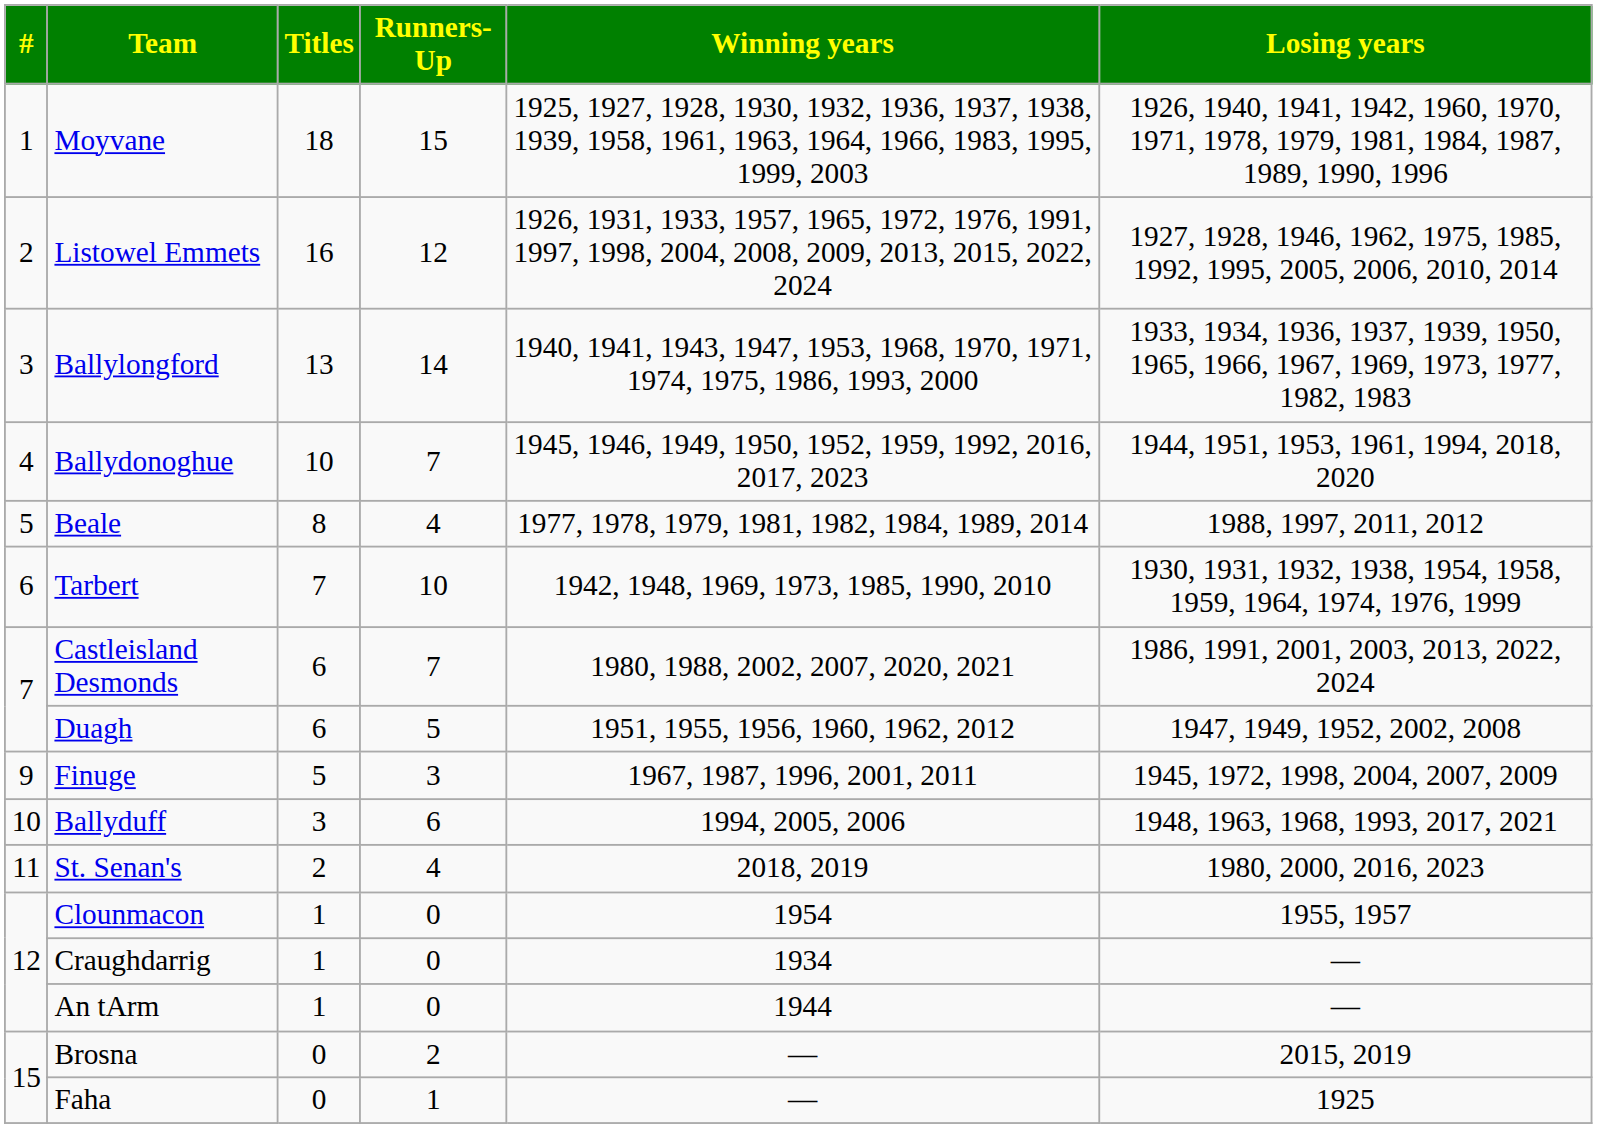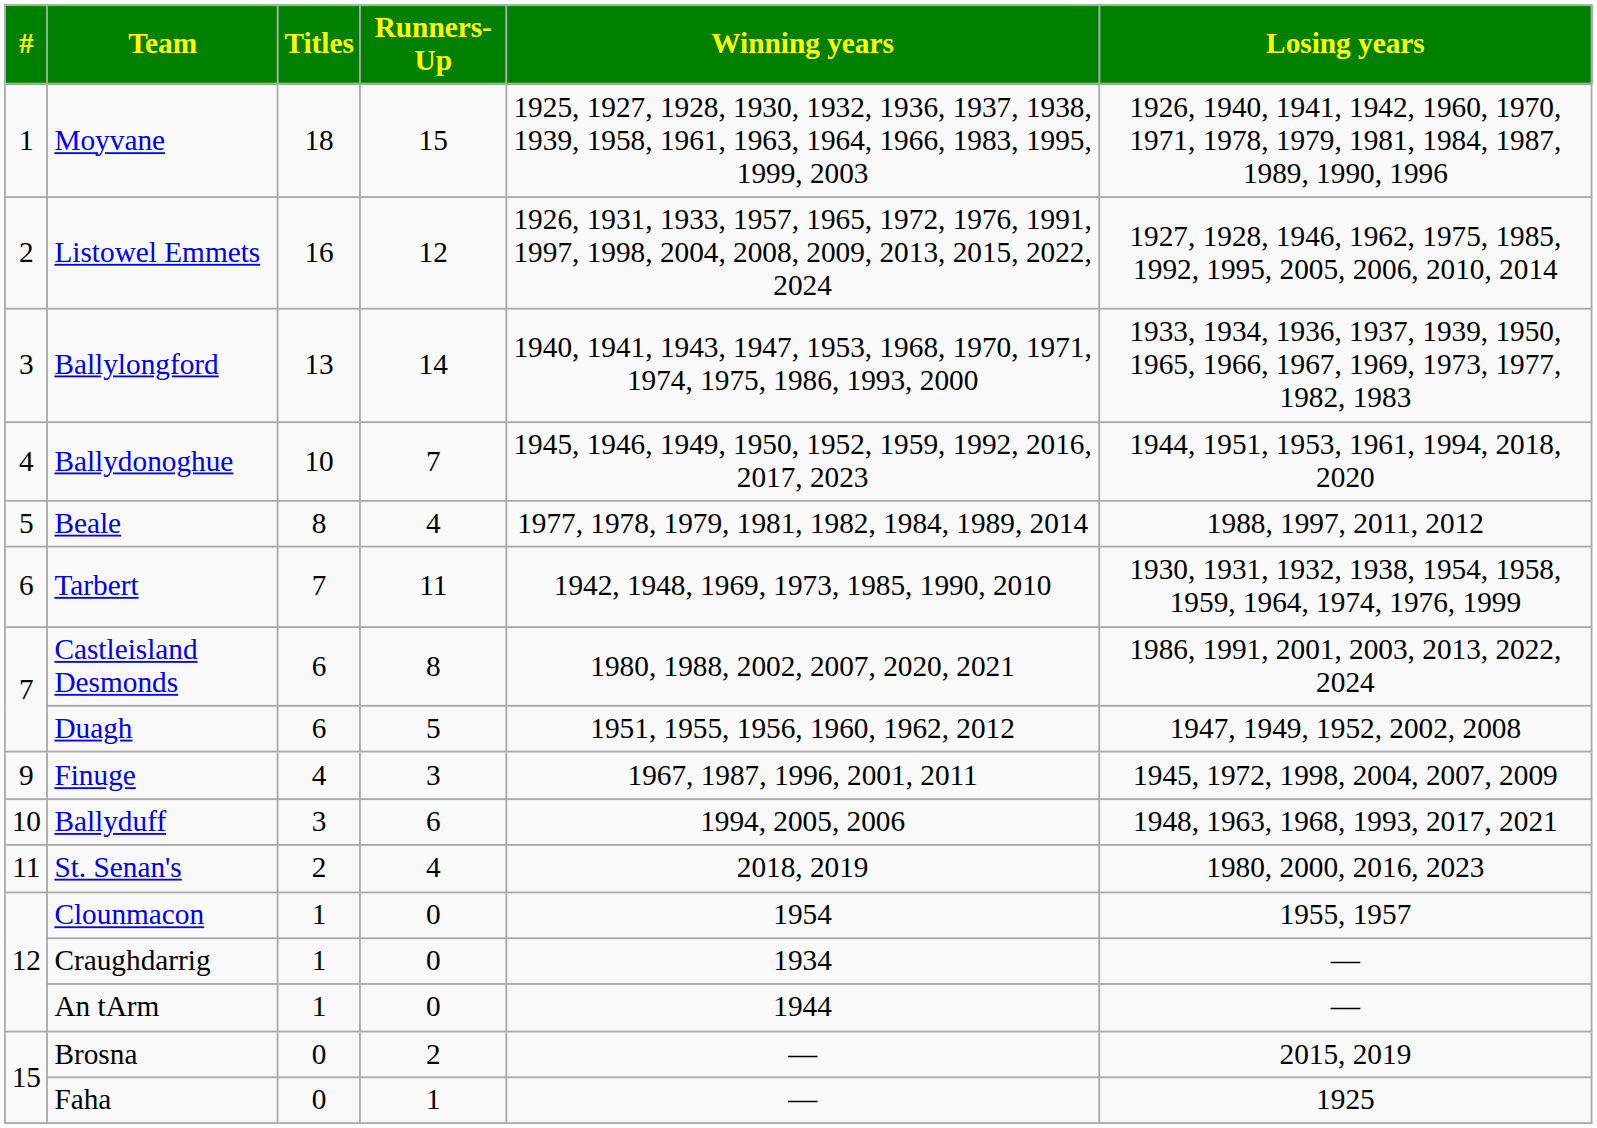(433, 586) 10 -> (433, 586) 11
(433, 665) 7 -> (433, 665) 8
(319, 775) 5 -> (319, 775) 4
